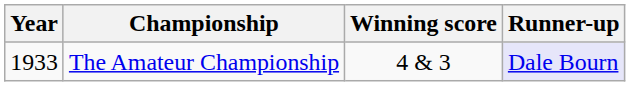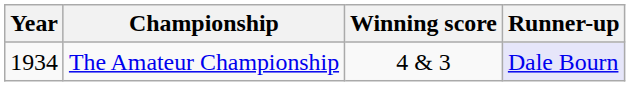(34, 61) 1933 -> (34, 61) 1934
